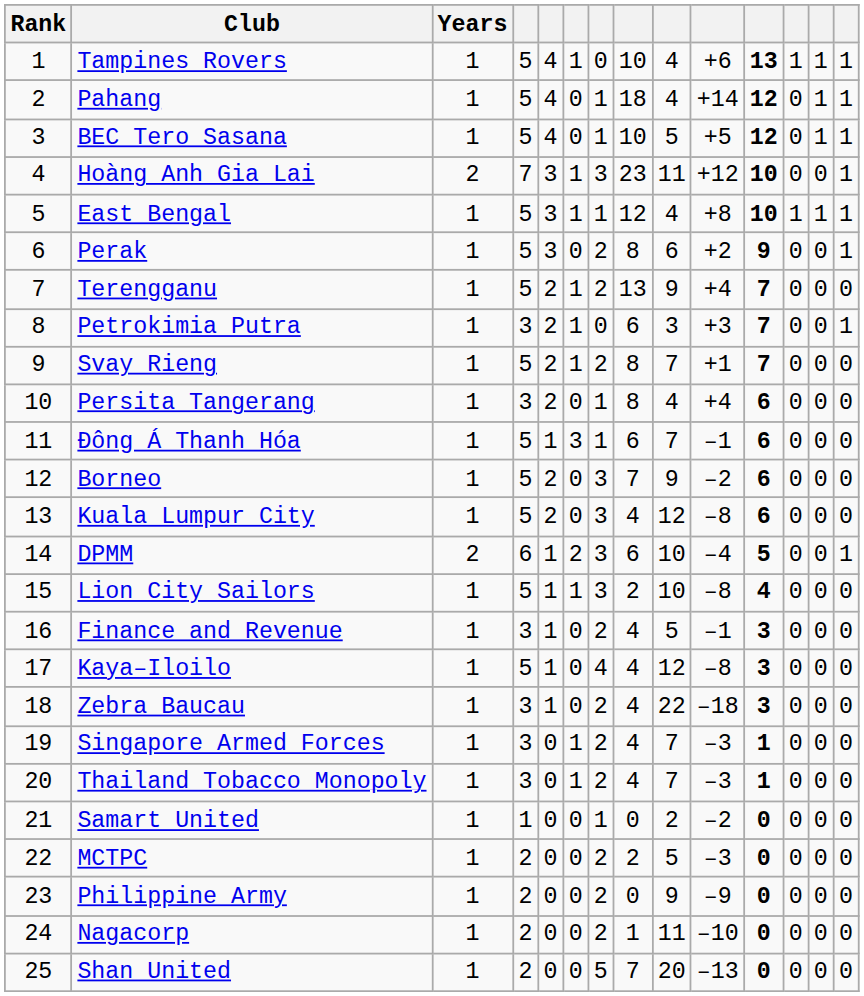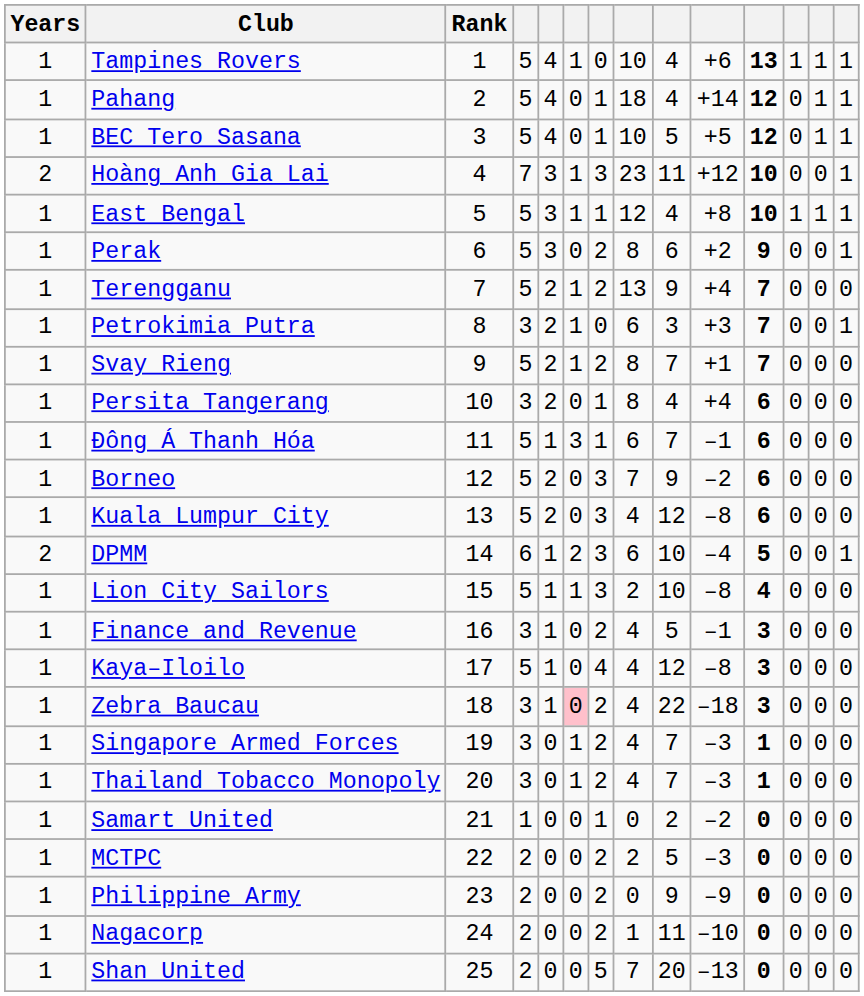columns swapped: (38, 24) <-> (473, 24)
(576, 707) no background -> (576, 707) pink background
